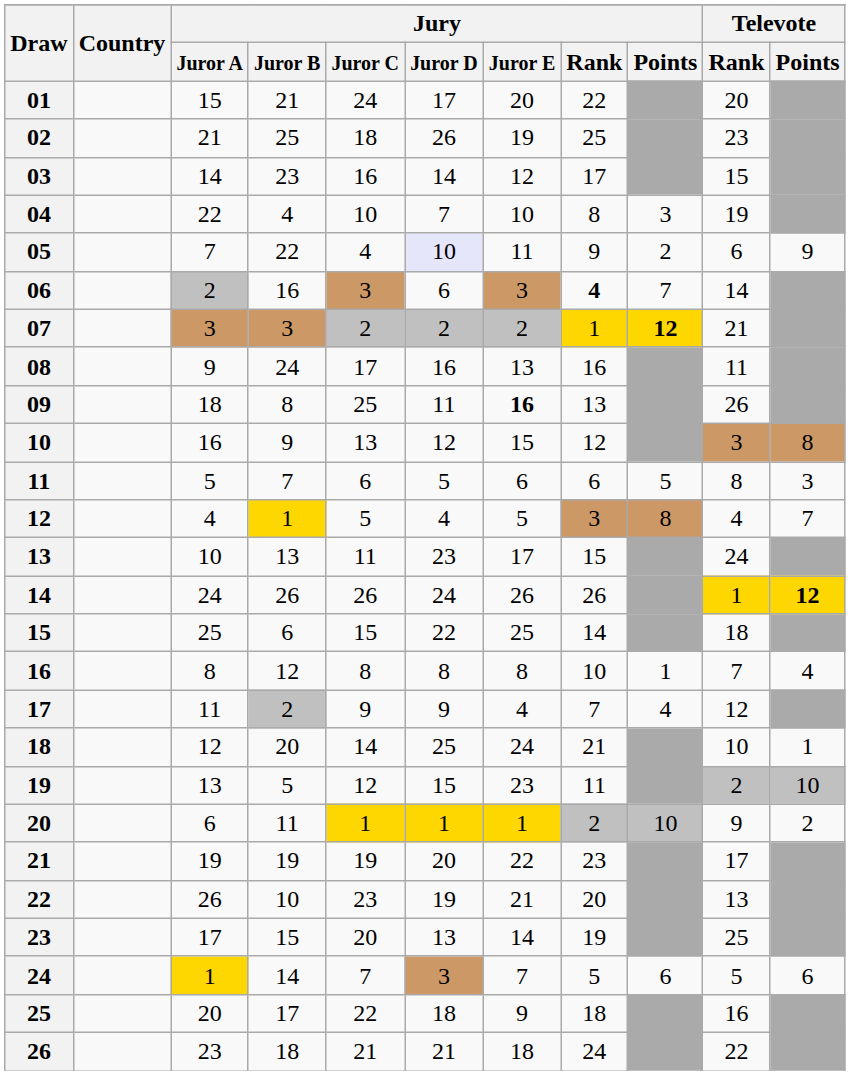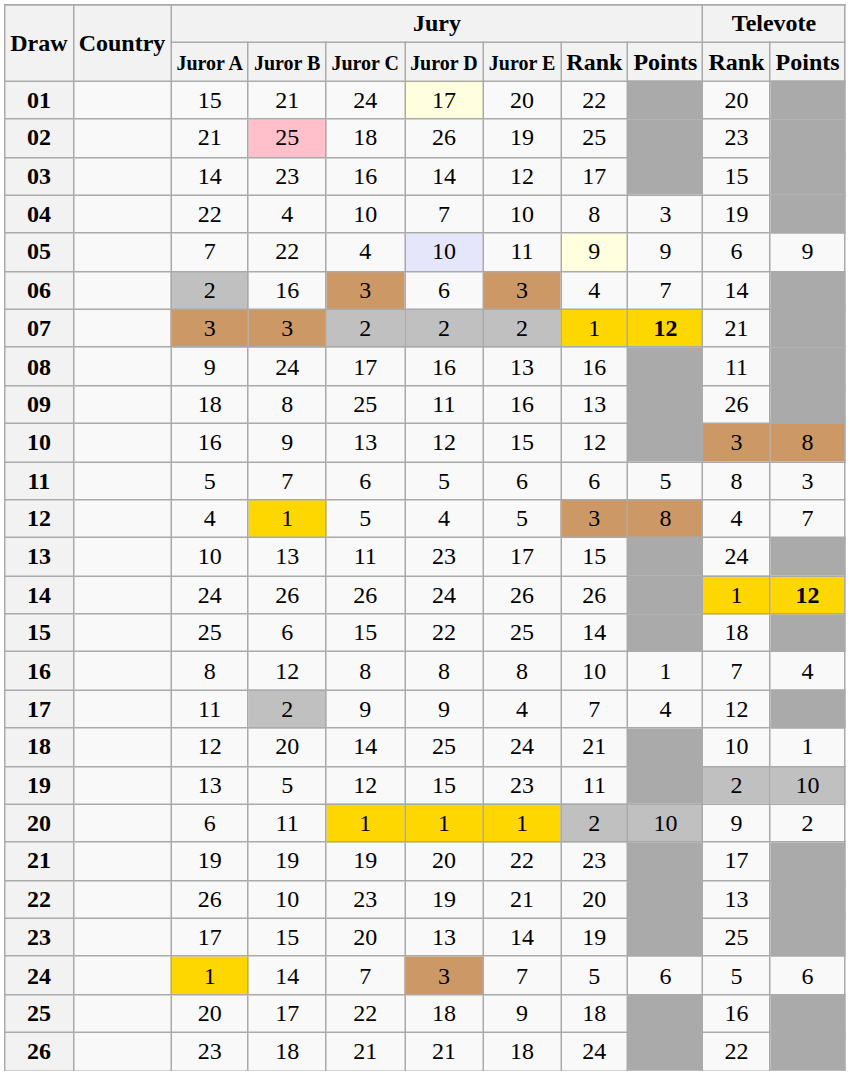(444, 99) no background -> (444, 99) lightyellow background
(287, 137) no background -> (287, 137) pink background
(594, 251) no background -> (594, 251) lightyellow background
(665, 251) 2 -> (665, 251) 9
(594, 289) bold -> (594, 289) normal
(522, 404) bold -> (522, 404) normal
